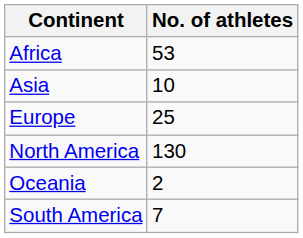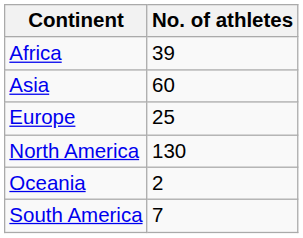(163, 53) 53 -> (163, 53) 39
(163, 85) 10 -> (163, 85) 60
